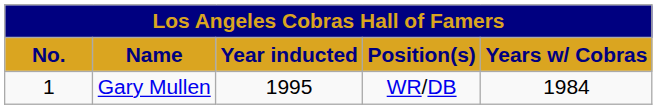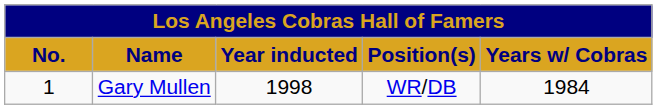(289, 87) 1995 -> (289, 87) 1998
